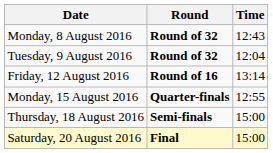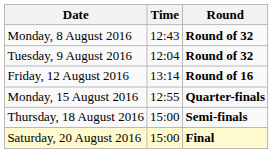columns swapped: (250, 14) <-> (190, 14)
